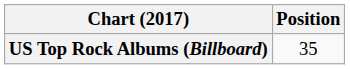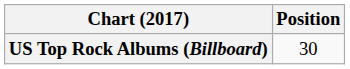(308, 48) 35 -> (308, 48) 30
